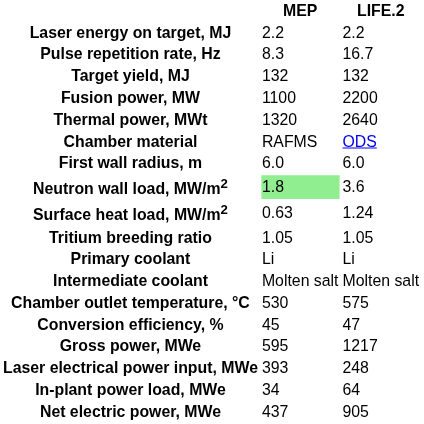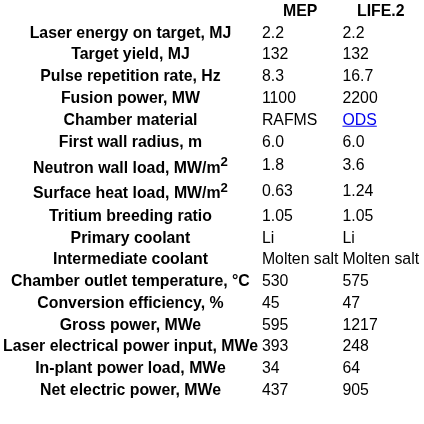rows swapped: (130, 76) <-> (130, 54)
- row: (130, 119)
(273, 187) lightgreen background -> (273, 165) no background
